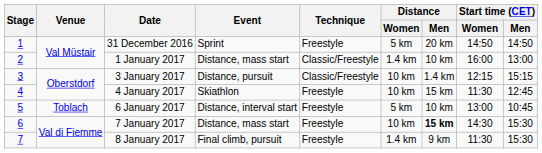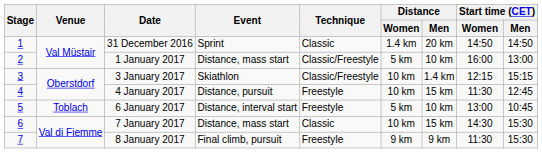(323, 44) Freestyle -> (318, 44) Classic
(401, 44) 5 km -> (401, 44) 1.4 km
(401, 60) 1.4 km -> (401, 60) 5 km
(235, 76) Distance, pursuit -> (218, 76) Skiathlon
(218, 92) Skiathlon -> (235, 92) Distance, pursuit
(323, 124) Freestyle -> (318, 124) Classic
(439, 124) bold -> (439, 124) normal
(401, 140) 1.4 km -> (401, 140) 9 km
